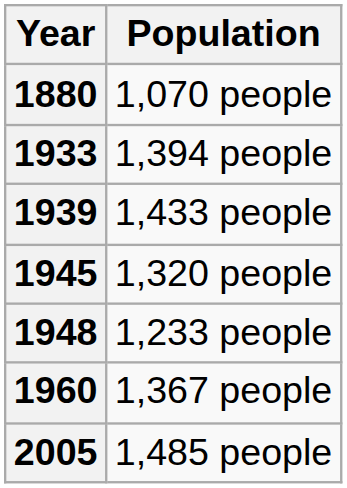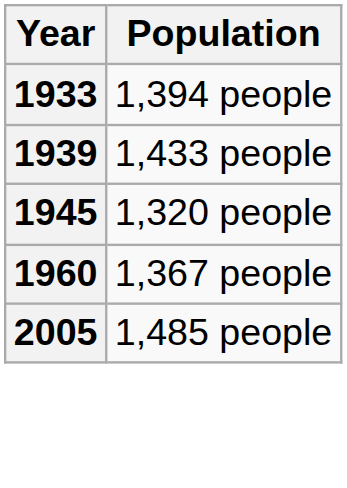- row: (56, 93)
- row: (56, 332)
